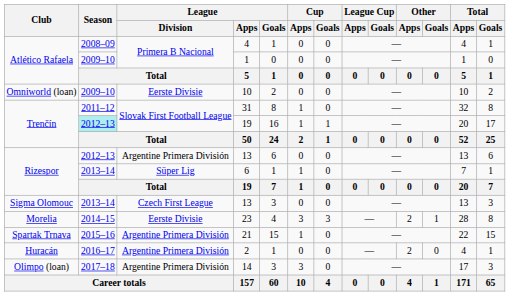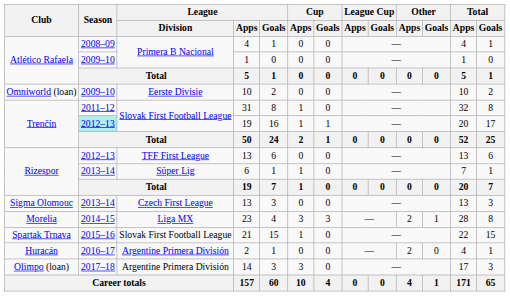(175, 156) Argentine Primera División -> (175, 156) TFF First League
(175, 219) Eerste Divisie -> (175, 219) Liga MX
(175, 235) Argentine Primera División -> (175, 235) Slovak First Football League
